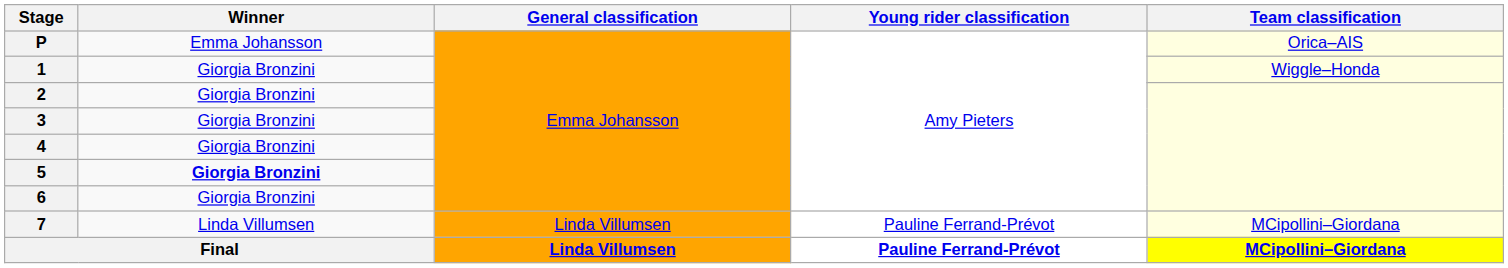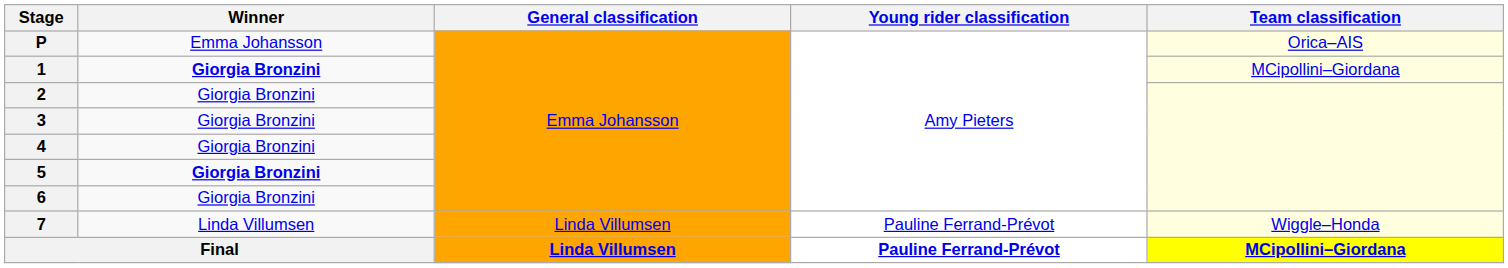(256, 69) normal -> (256, 69) bold
(1325, 69) Wiggle–Honda -> (1325, 69) MCipollini–Giordana
(1325, 224) MCipollini–Giordana -> (1325, 224) Wiggle–Honda
